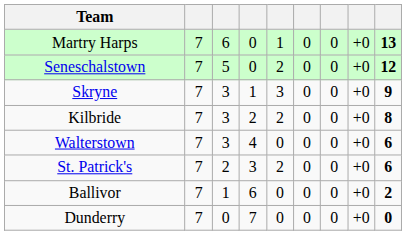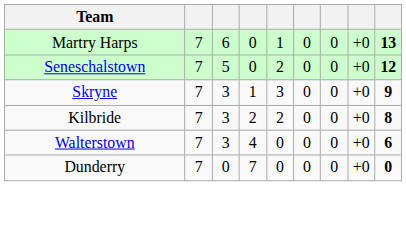- row: (95, 167)
- row: (95, 192)
